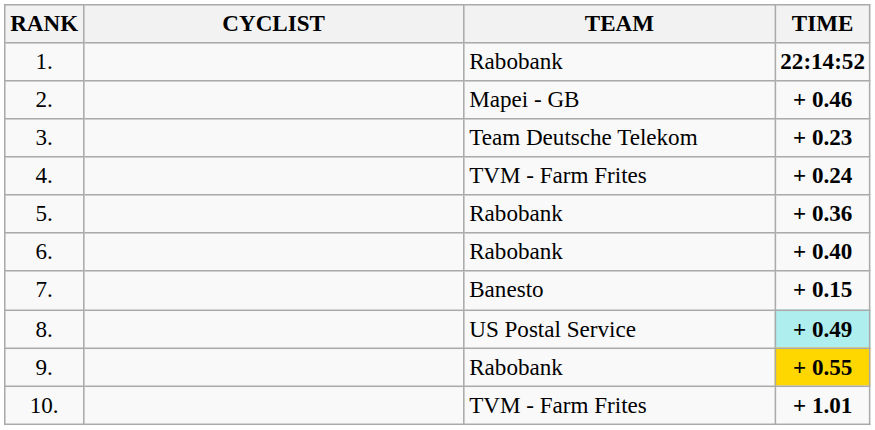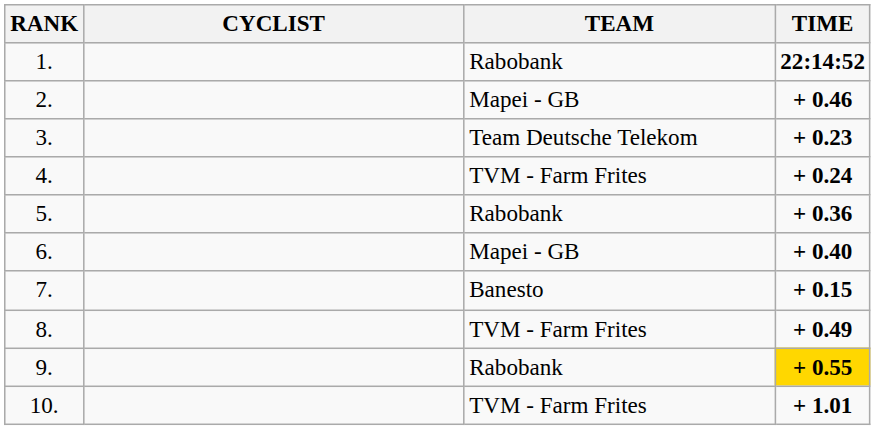(516, 252) Rabobank -> (524, 252) Mapei - GB
(553, 328) US Postal Service -> (558, 328) TVM - Farm Frites
(823, 328) paleturquoise background -> (823, 328) no background
